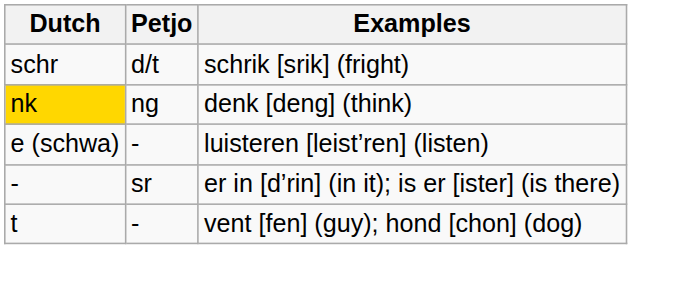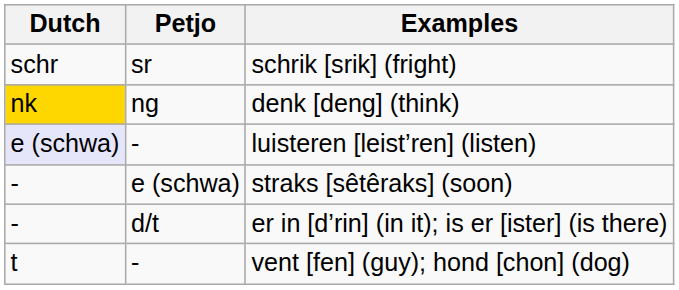(145, 64) d/t -> (142, 64) sr
(65, 143) no background -> (65, 143) lavender background
+ row: (382, 183)
(142, 183) sr -> (145, 223) d/t
